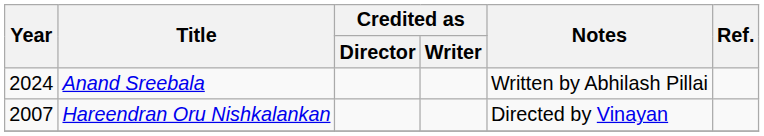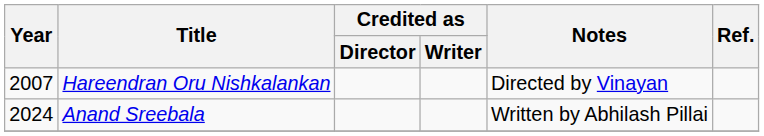rows swapped: (196, 114) <-> (134, 83)
